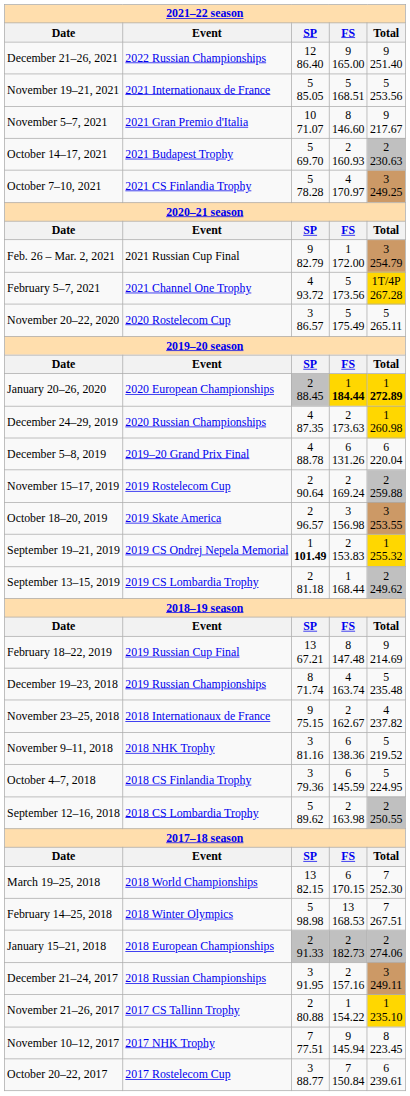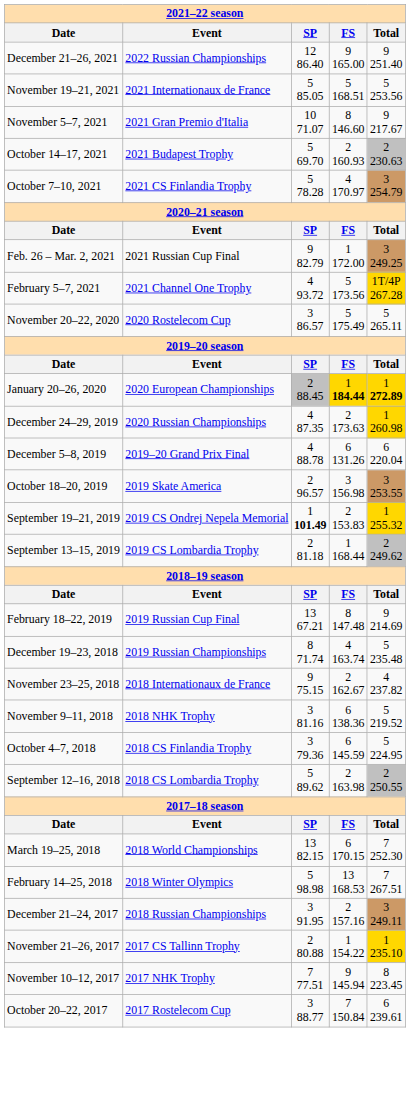(386, 186) 3 249.25 -> (386, 186) 3 254.79
(386, 256) 3 254.79 -> (386, 256) 3 249.25
- row: (63, 486)
- row: (57, 946)
